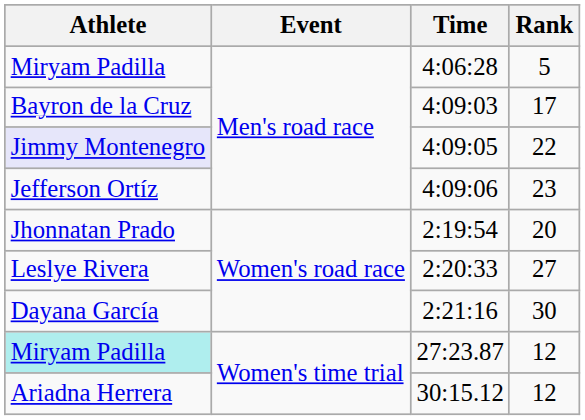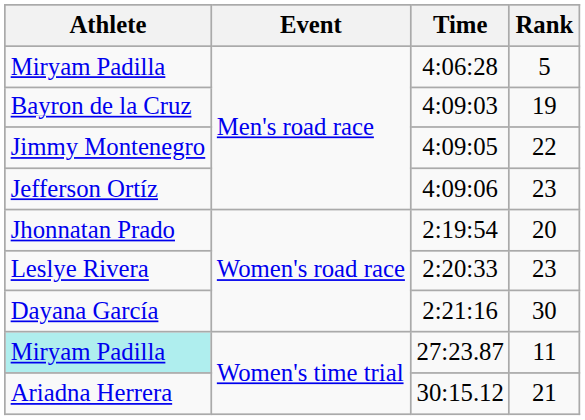(544, 107) 17 -> (544, 107) 19
(108, 147) lavender background -> (108, 147) no background
(544, 270) 27 -> (544, 270) 23
(544, 352) 12 -> (544, 352) 11
(544, 392) 12 -> (544, 392) 21
